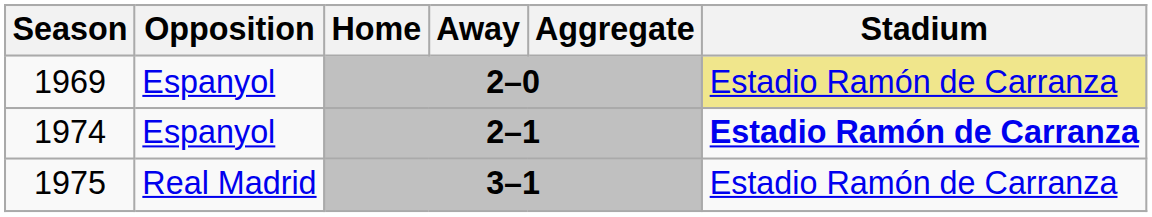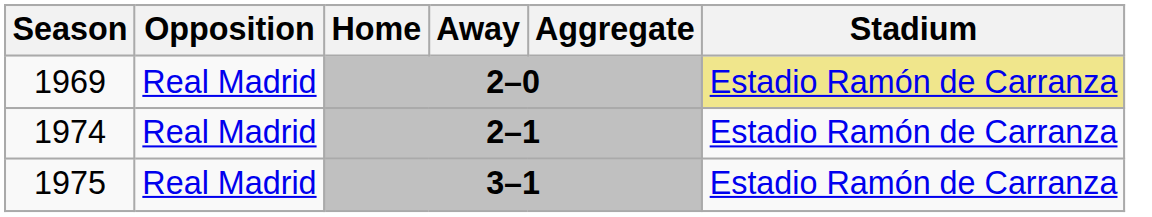(209, 81) Espanyol -> (229, 81) Real Madrid
(209, 132) Espanyol -> (229, 132) Real Madrid
(924, 132) bold -> (914, 132) normal
